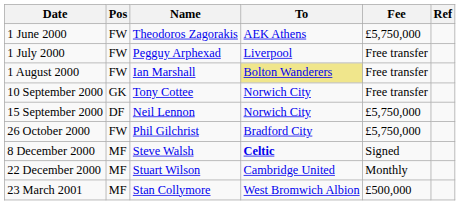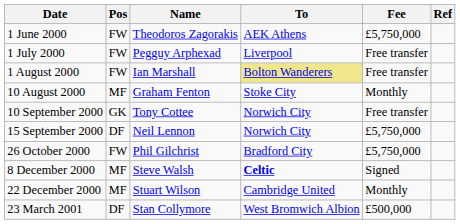+ row: (46, 92)
(118, 190) MF -> (117, 209) DF
